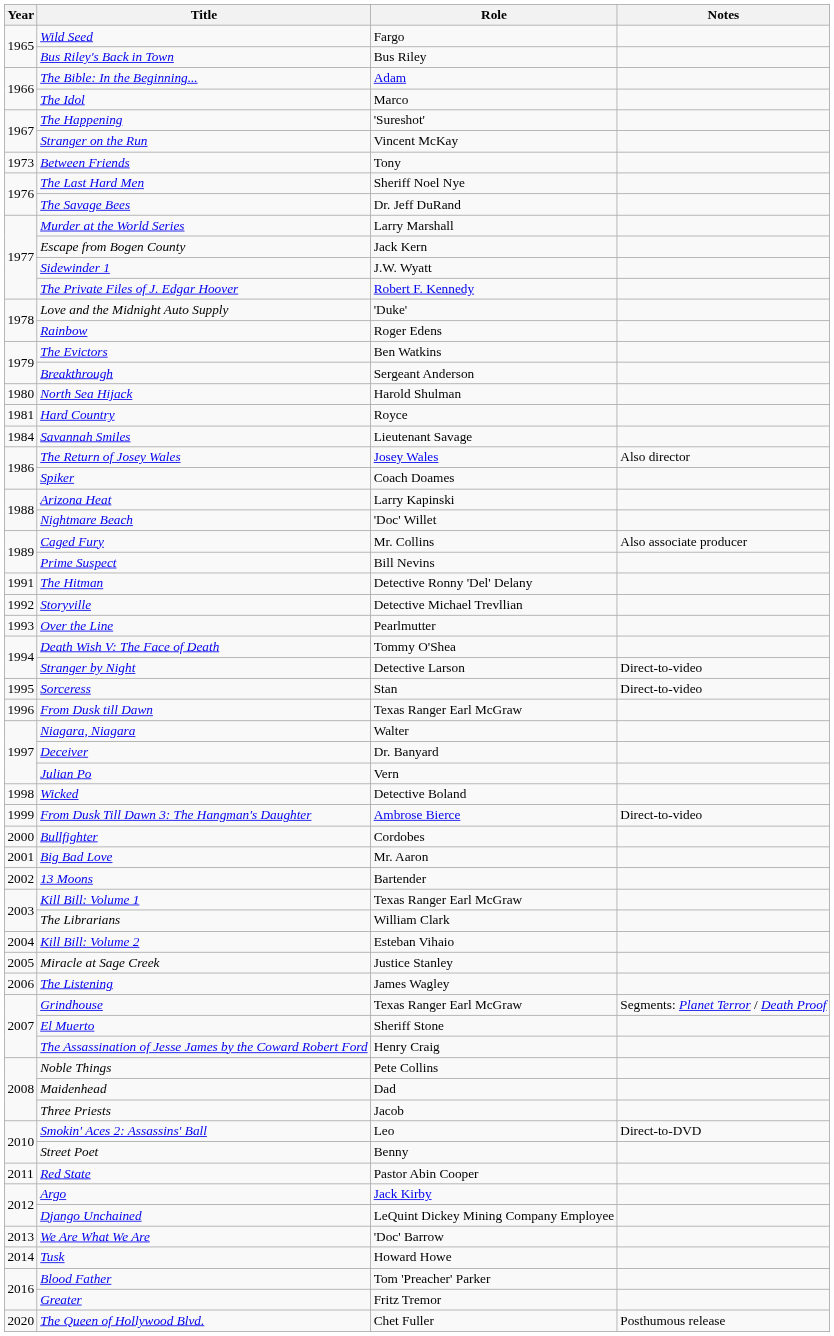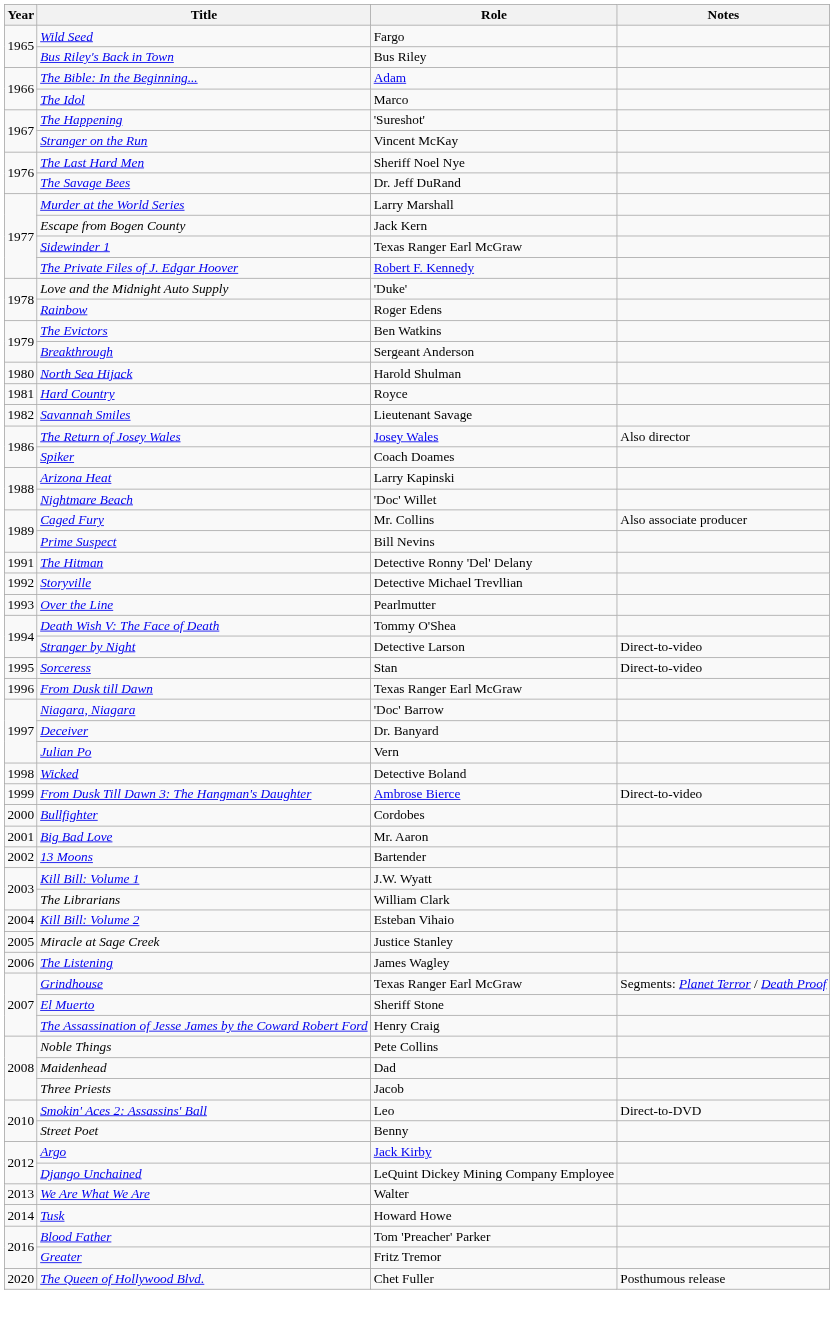- row: (85, 162)
(403, 267) J.W. Wyatt -> (448, 246) Texas Ranger Earl McGraw
(21, 436) 1984 -> (21, 415) 1982
(391, 731) Walter -> (409, 710) 'Doc' Barrow
(448, 899) Texas Ranger Earl McGraw -> (403, 878) J.W. Wyatt
- row: (65, 1173)
(409, 1236) 'Doc' Barrow -> (391, 1194) Walter
